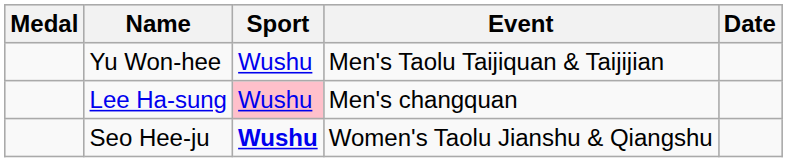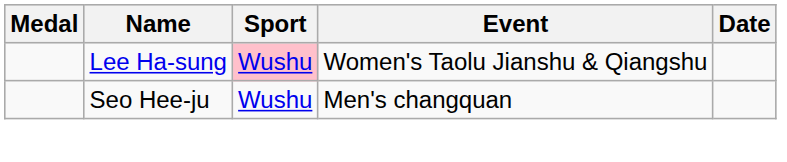- row: (155, 62)
(423, 100) Men's changquan -> (515, 62) Women's Taolu Jianshu & Qiangshu
(278, 138) bold -> (275, 100) normal
(521, 138) Women's Taolu Jianshu & Qiangshu -> (418, 100) Men's changquan
